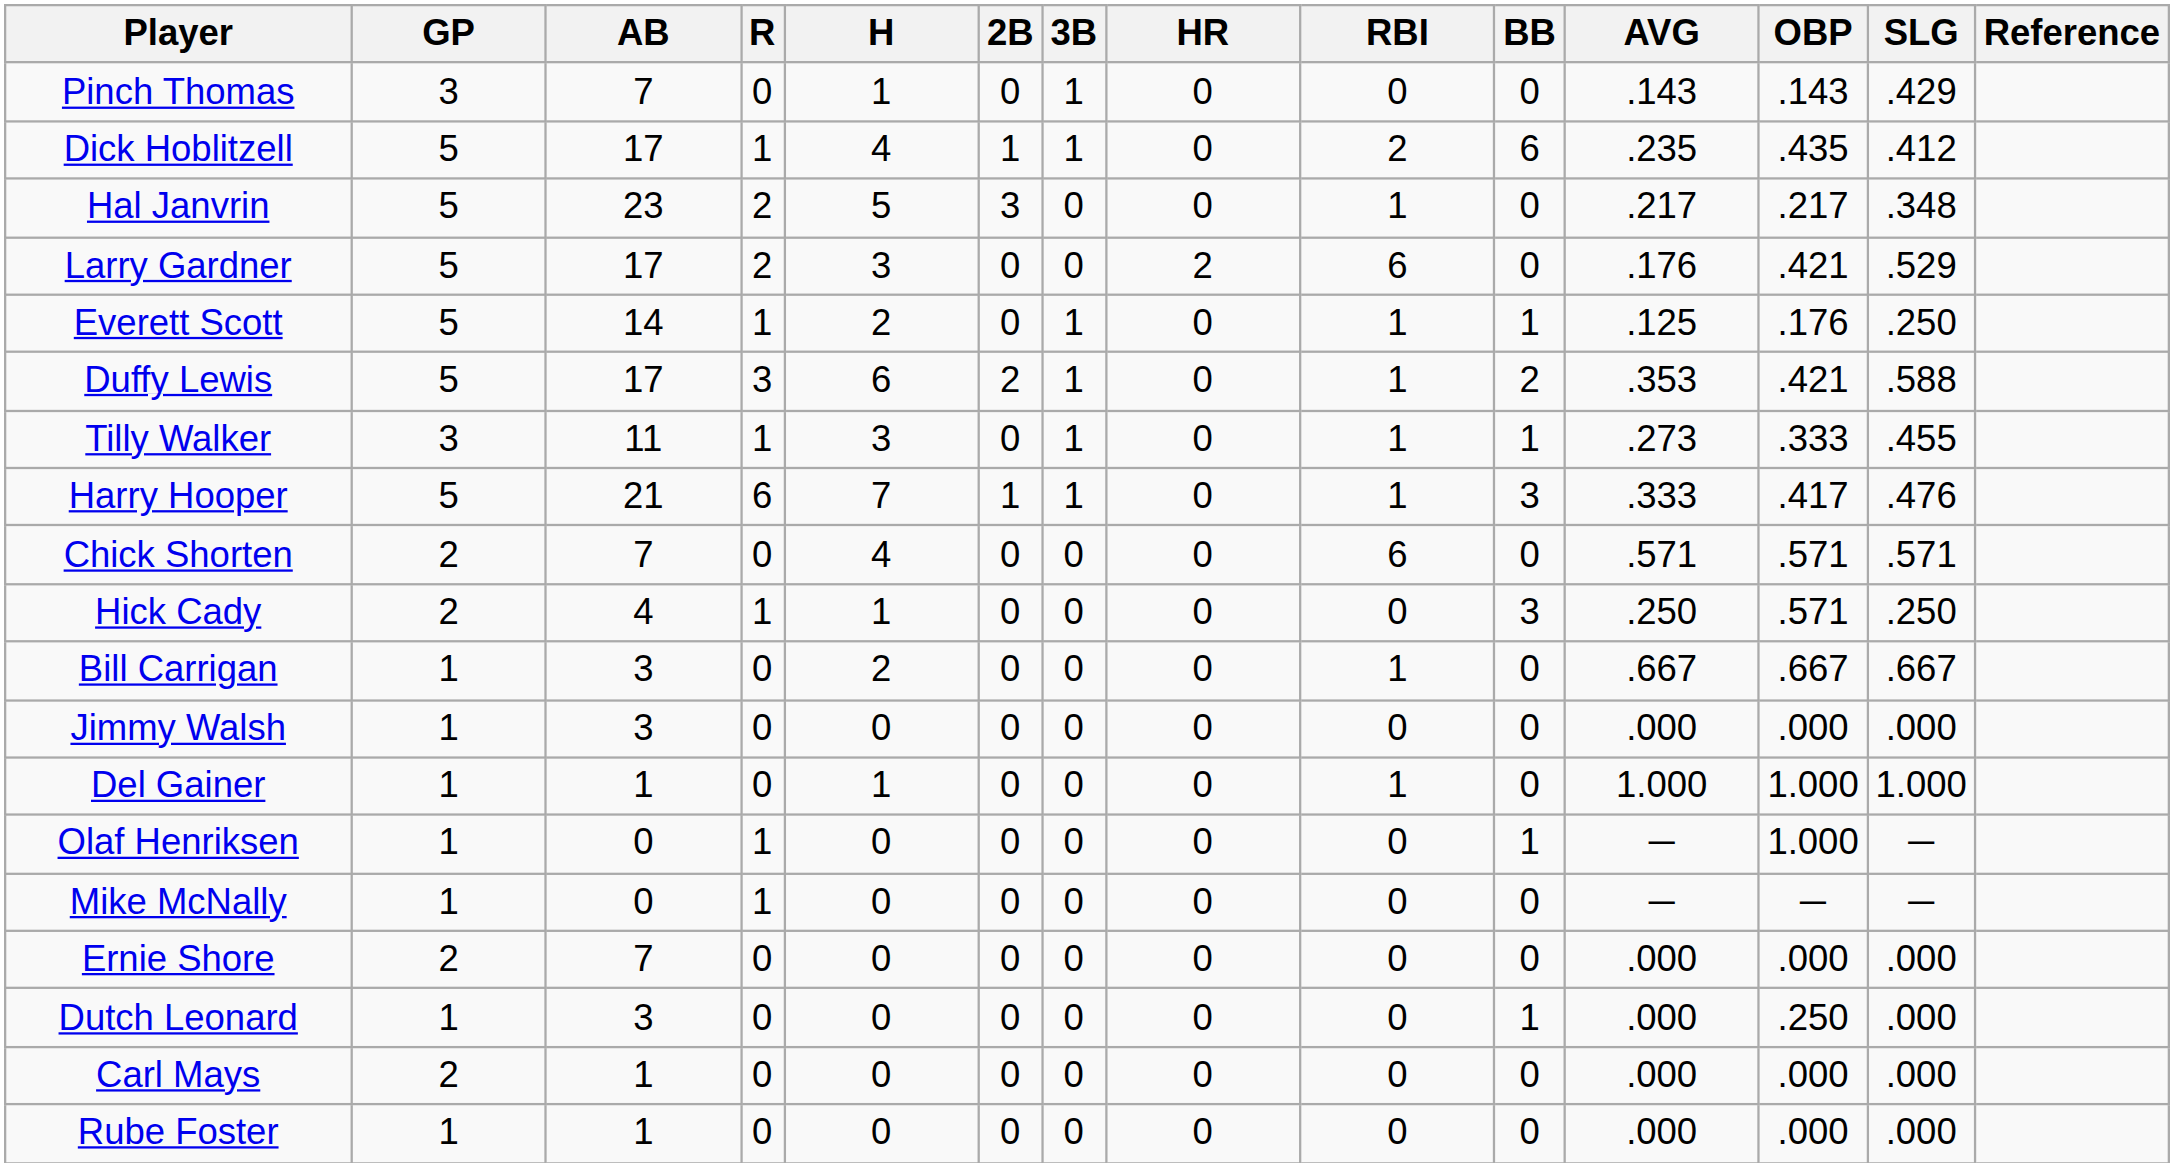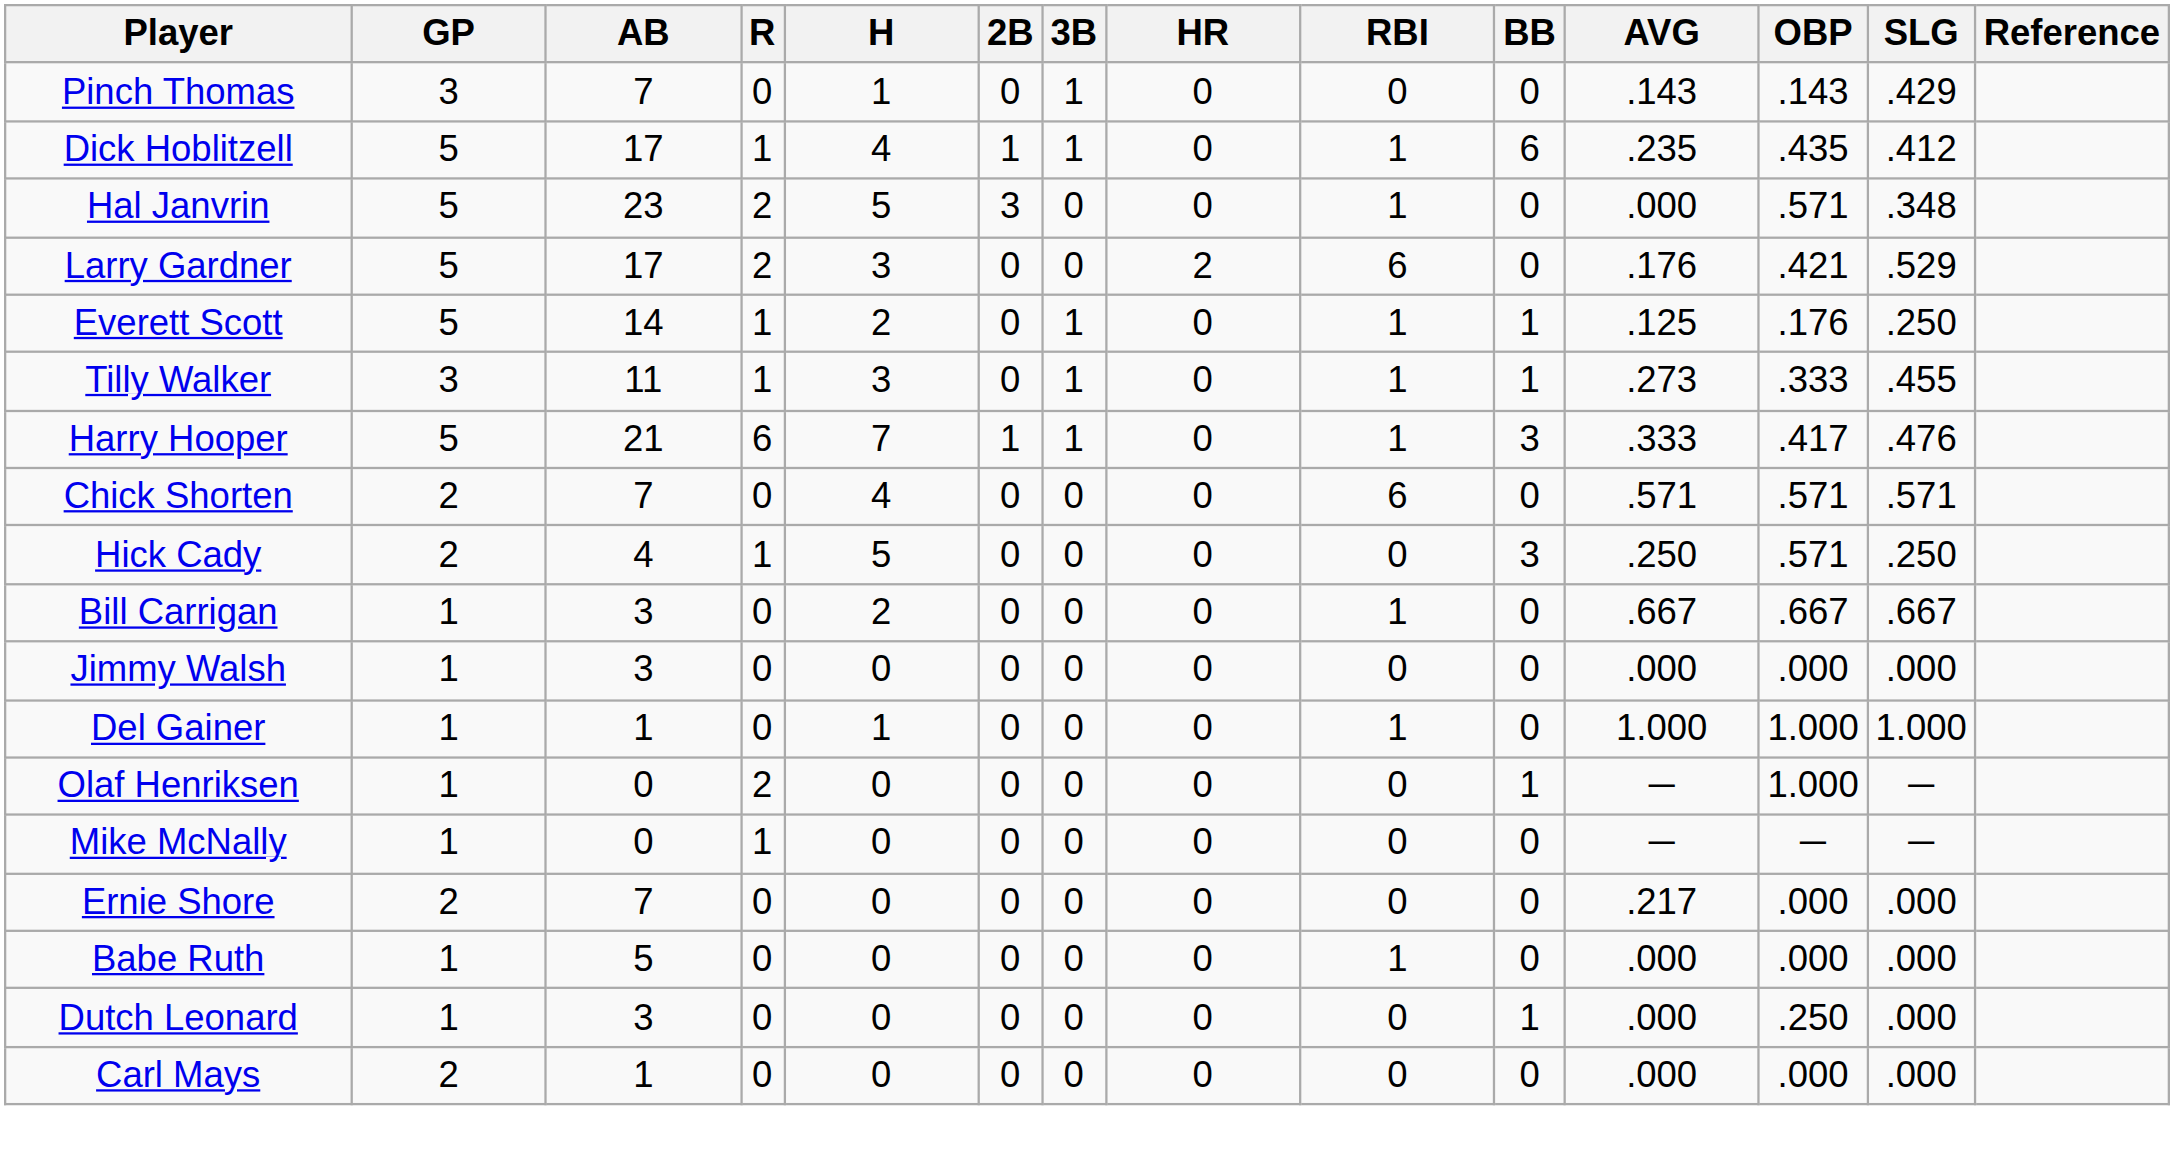(1397, 149) 2 -> (1397, 149) 1
(1662, 206) .217 -> (1662, 206) .000
(1813, 206) .217 -> (1813, 206) .571
- row: (178, 380)
(881, 611) 1 -> (881, 554) 5
(762, 843) 1 -> (762, 785) 2
(1662, 959) .000 -> (1662, 901) .217
+ row: (178, 959)
- row: (178, 1132)
